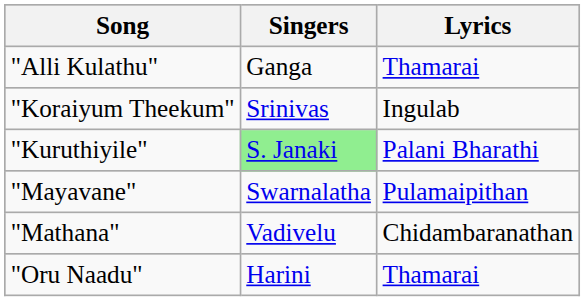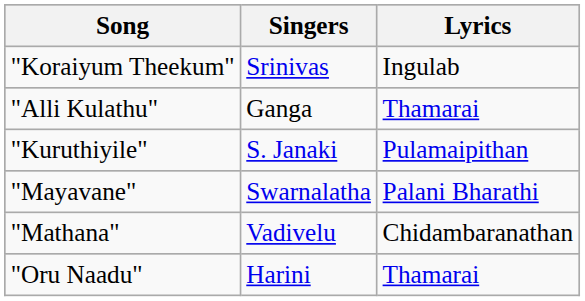rows swapped: (84, 67) <-> (123, 108)
(292, 150) lightgreen background -> (292, 150) no background
(461, 150) Palani Bharathi -> (455, 150) Pulamaipithan
(455, 191) Pulamaipithan -> (461, 191) Palani Bharathi
